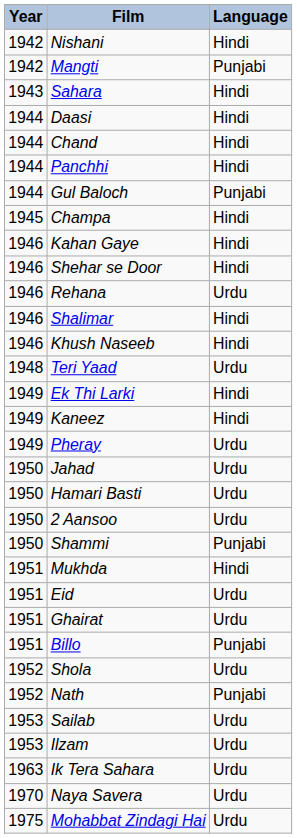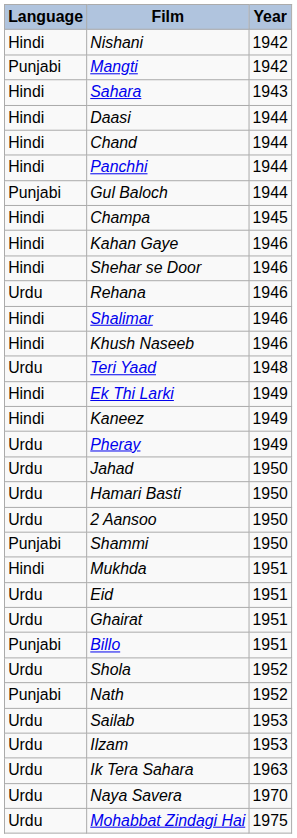columns swapped: (26, 17) <-> (250, 17)
